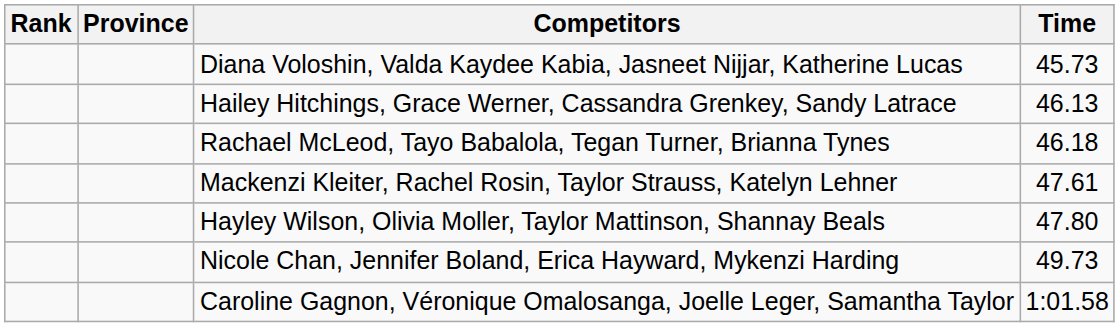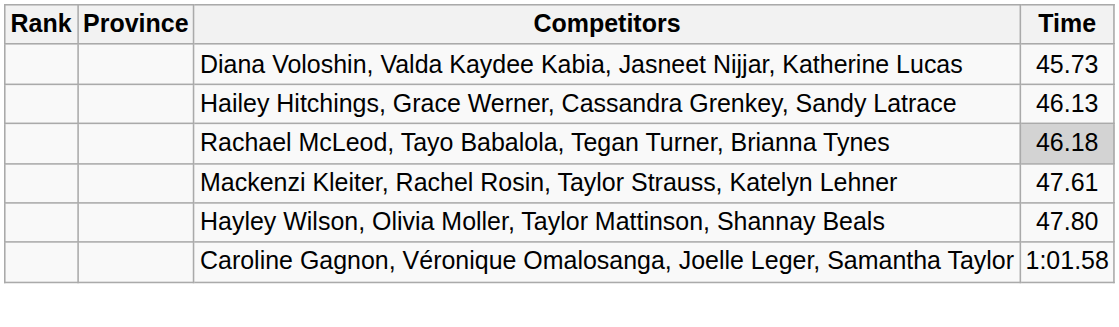(1067, 143) no background -> (1067, 143) lightgrey background
- row: (550, 261)
